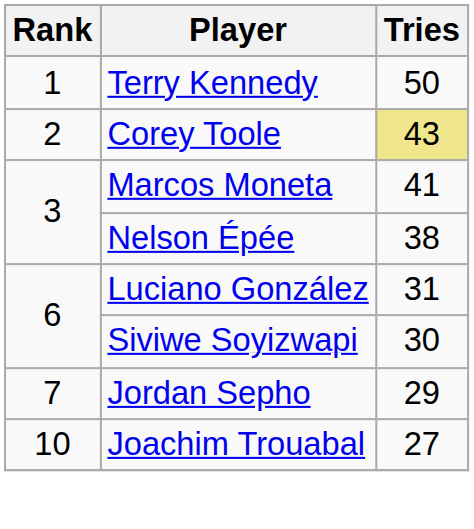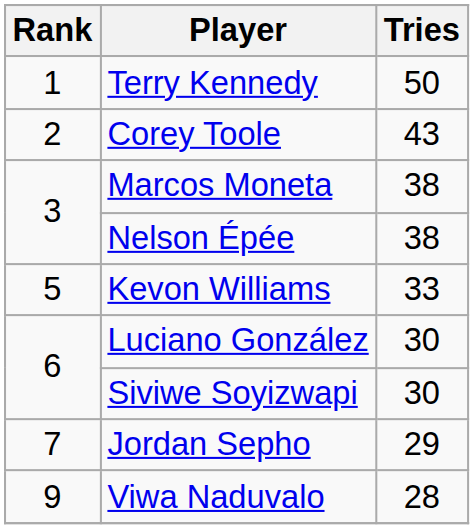(422, 133) khaki background -> (422, 133) no background
(422, 185) 41 -> (422, 185) 38
+ row: (219, 289)
(422, 289) 31 -> (422, 340) 30
+ row: (216, 496)
- row: (236, 444)
